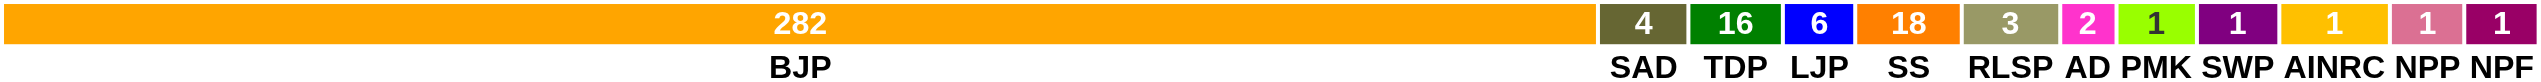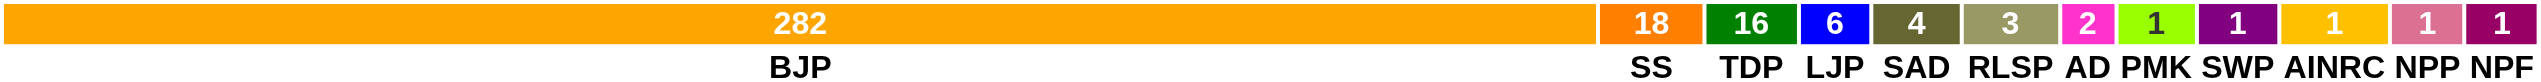columns swapped: (1909, 23) <-> (1644, 23)
